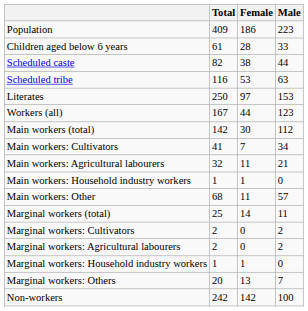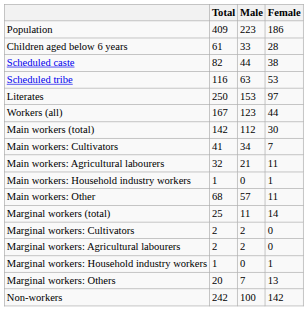columns swapped: (289, 12) <-> (256, 12)
